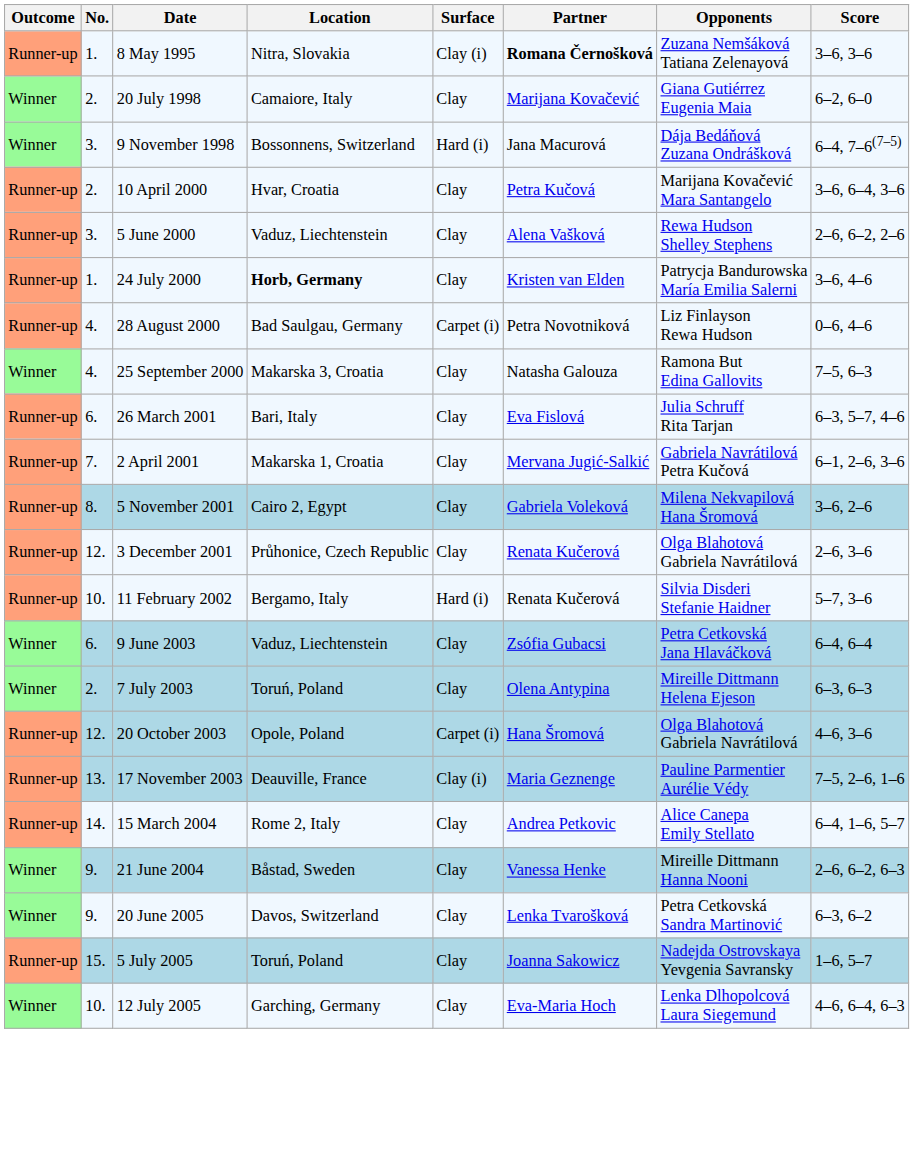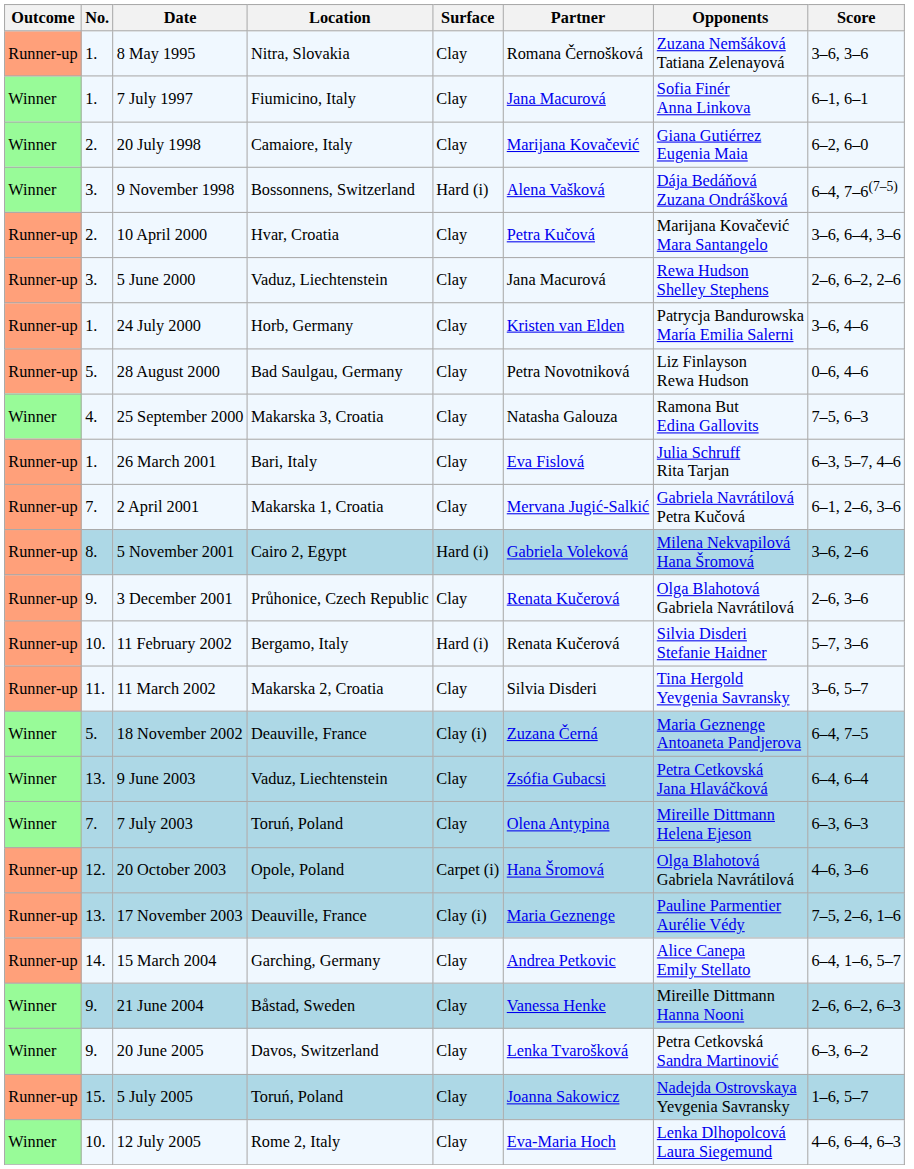(461, 53) Clay (i) -> (452, 53) Clay
(580, 53) bold -> (575, 53) normal
+ row: (155, 98)
(556, 143) Jana Macurová -> (556, 189) Alena Vašková
(556, 234) Alena Vašková -> (556, 279) Jana Macurová
(307, 279) bold -> (302, 325) normal
(91, 325) 4. -> (91, 370) 5.
(468, 325) Carpet (i) -> (452, 370) Clay
(91, 415) 6. -> (91, 461) 1.
(452, 506) Clay -> (462, 551) Hard (i)
(95, 551) 12. -> (91, 597) 9.
+ row: (166, 687)
+ row: (180, 733)
(91, 642) 6. -> (95, 778) 13.
(91, 687) 2. -> (91, 824) 7.
(296, 824) Rome 2, Italy -> (316, 960) Garching, Germany
(316, 1005) Garching, Germany -> (296, 1141) Rome 2, Italy
